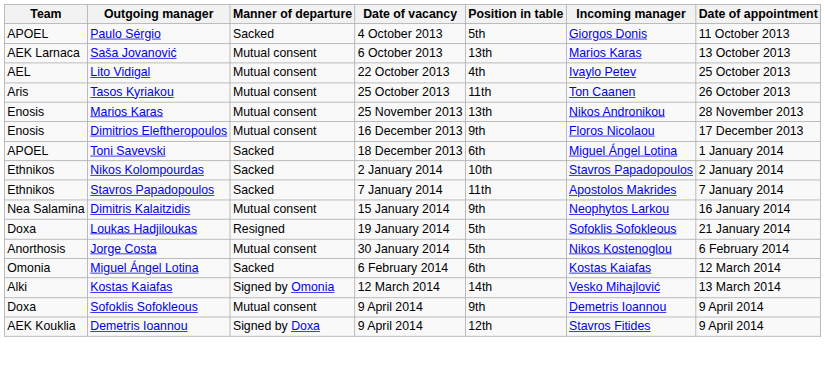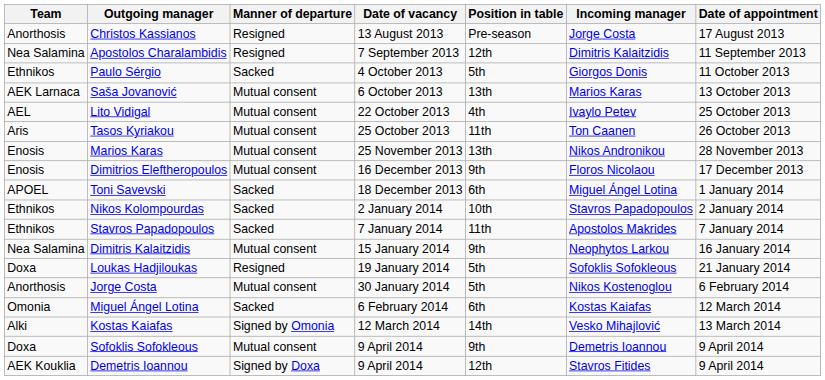+ row: (143, 33)
+ row: (158, 53)
(28, 33) APOEL -> (31, 72) Ethnikos
